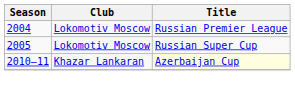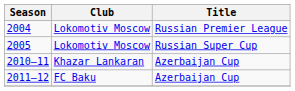(197, 61) lightyellow background -> (197, 61) no background
+ row: (28, 78)
